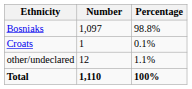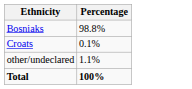- column: (104, 12)
